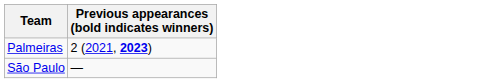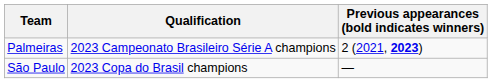+ column: (203, 21)
